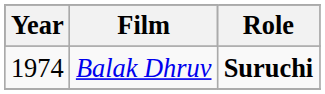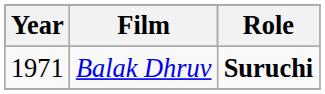(37, 67) 1974 -> (37, 67) 1971
